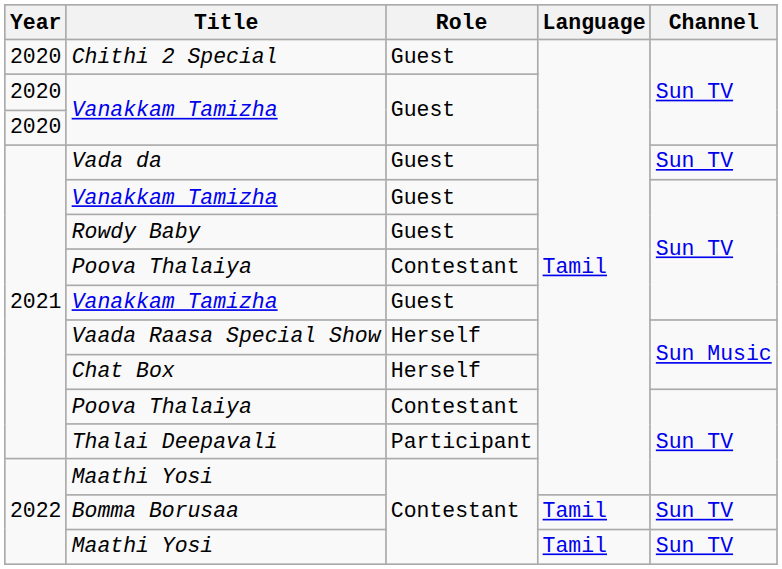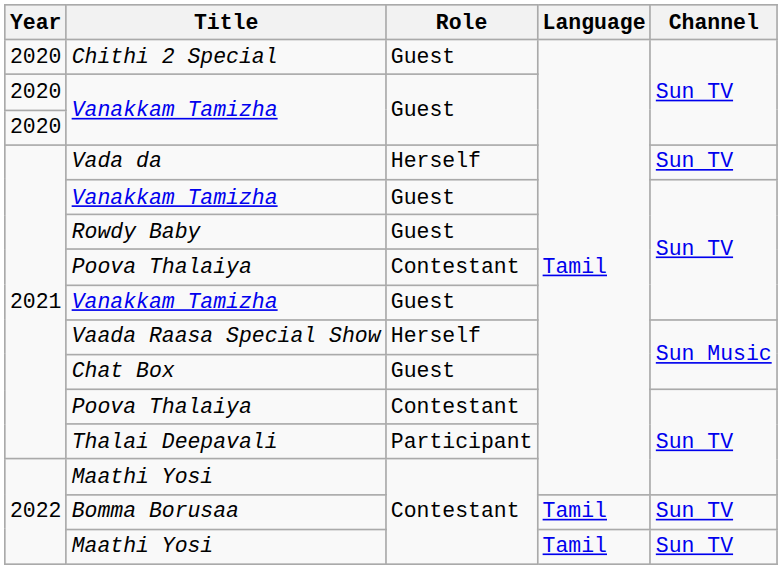(423, 162) Guest -> (436, 162) Herself
(436, 372) Herself -> (423, 372) Guest
